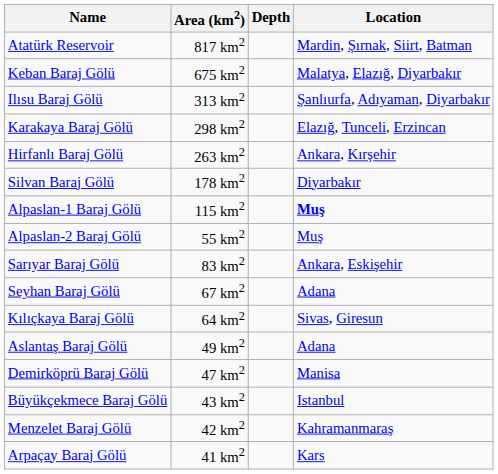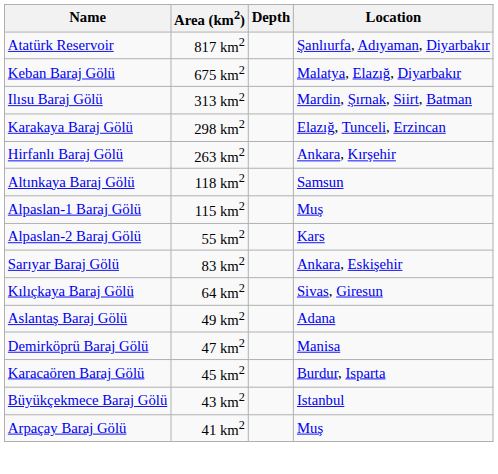(384, 45) Mardin, Şırnak, Siirt, Batman -> (393, 45) Şanlıurfa, Adıyaman, Diyarbakır
(393, 100) Şanlıurfa, Adıyaman, Diyarbakır -> (384, 100) Mardin, Şırnak, Siirt, Batman
- row: (61, 182)
+ row: (71, 182)
(311, 209) bold -> (310, 209) normal
(310, 236) Muş -> (311, 236) Kars
- row: (64, 291)
+ row: (76, 373)
- row: (70, 428)
(311, 455) Kars -> (310, 428) Muş
